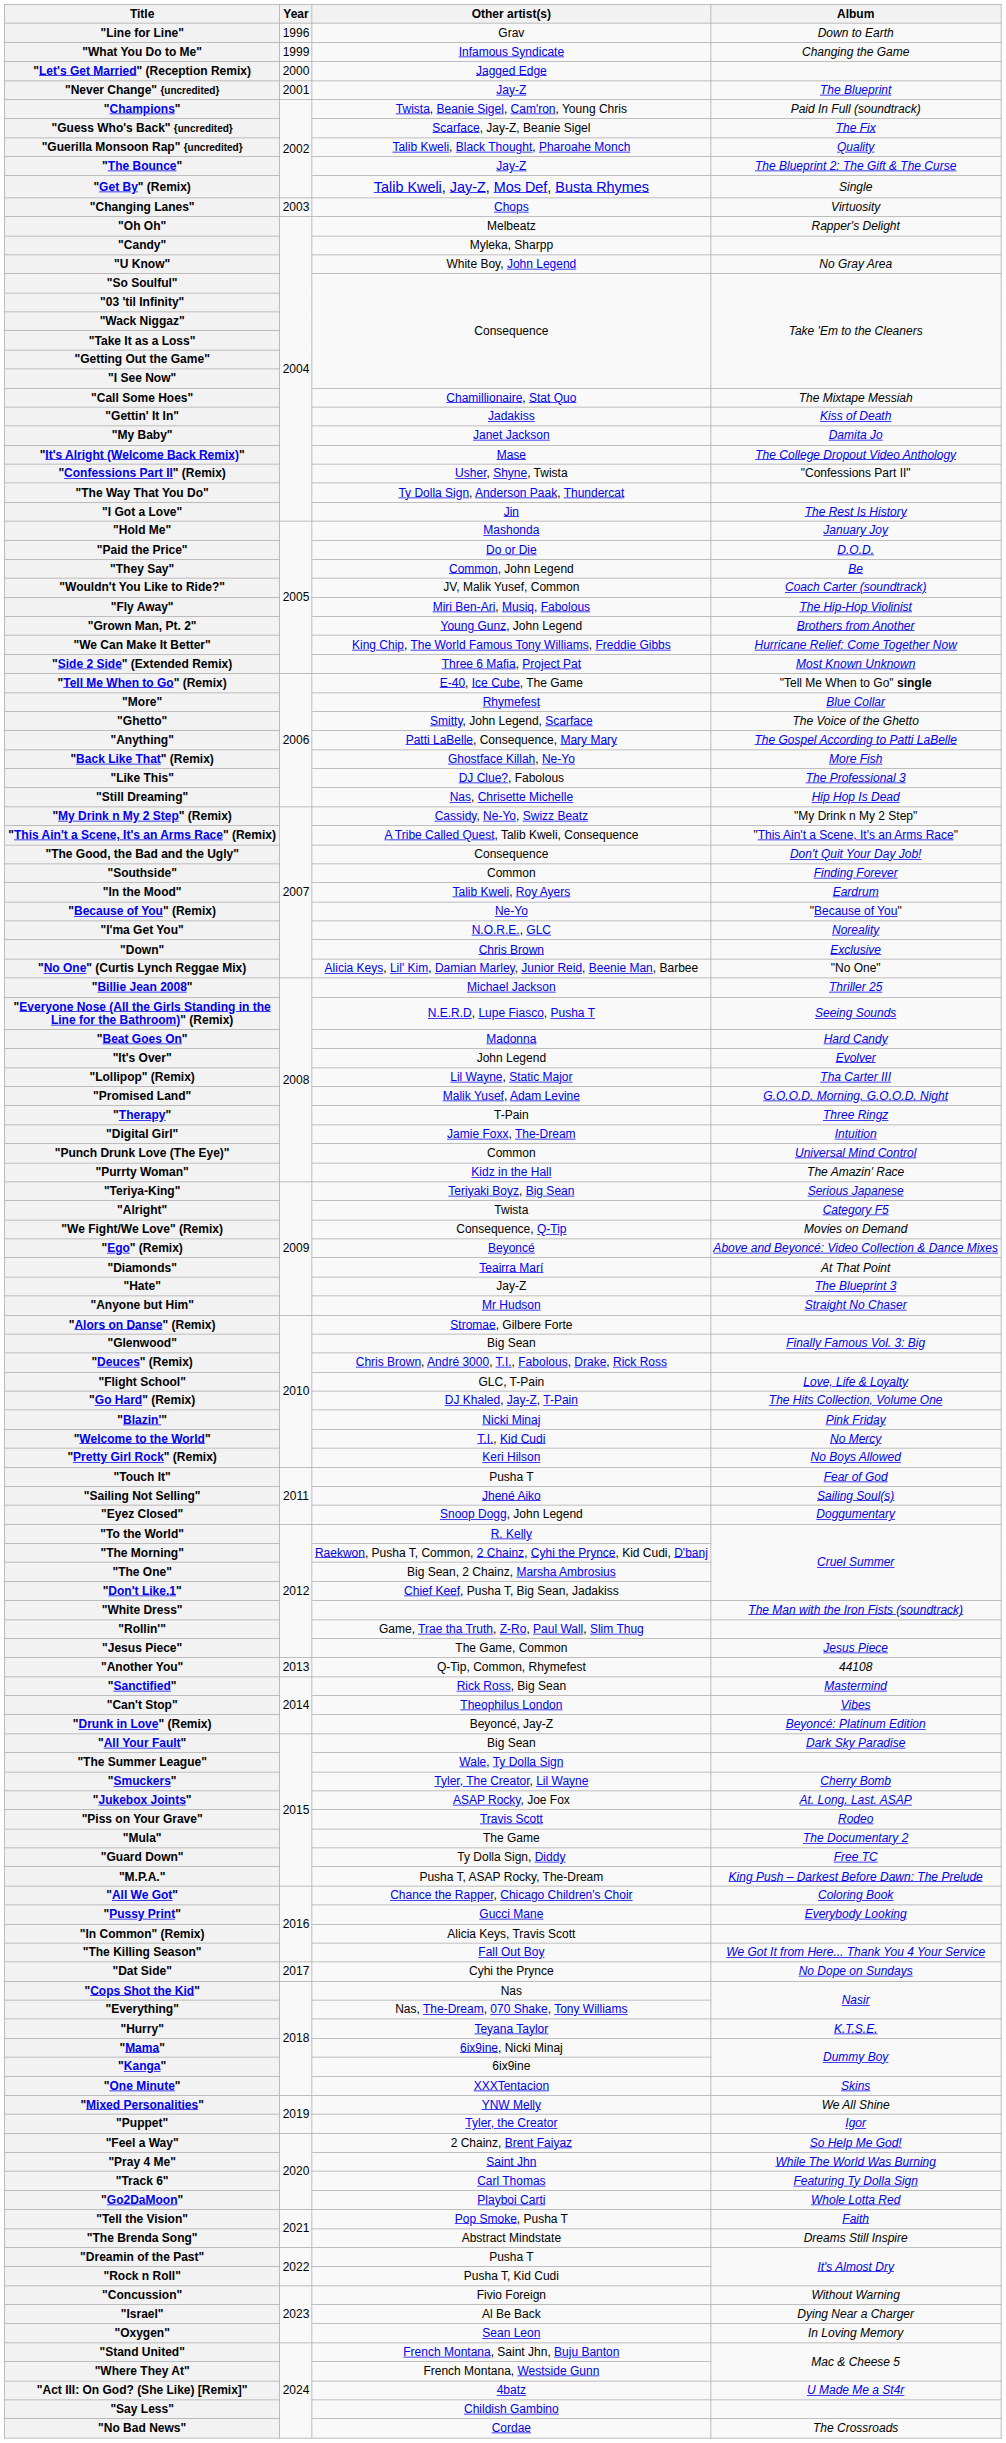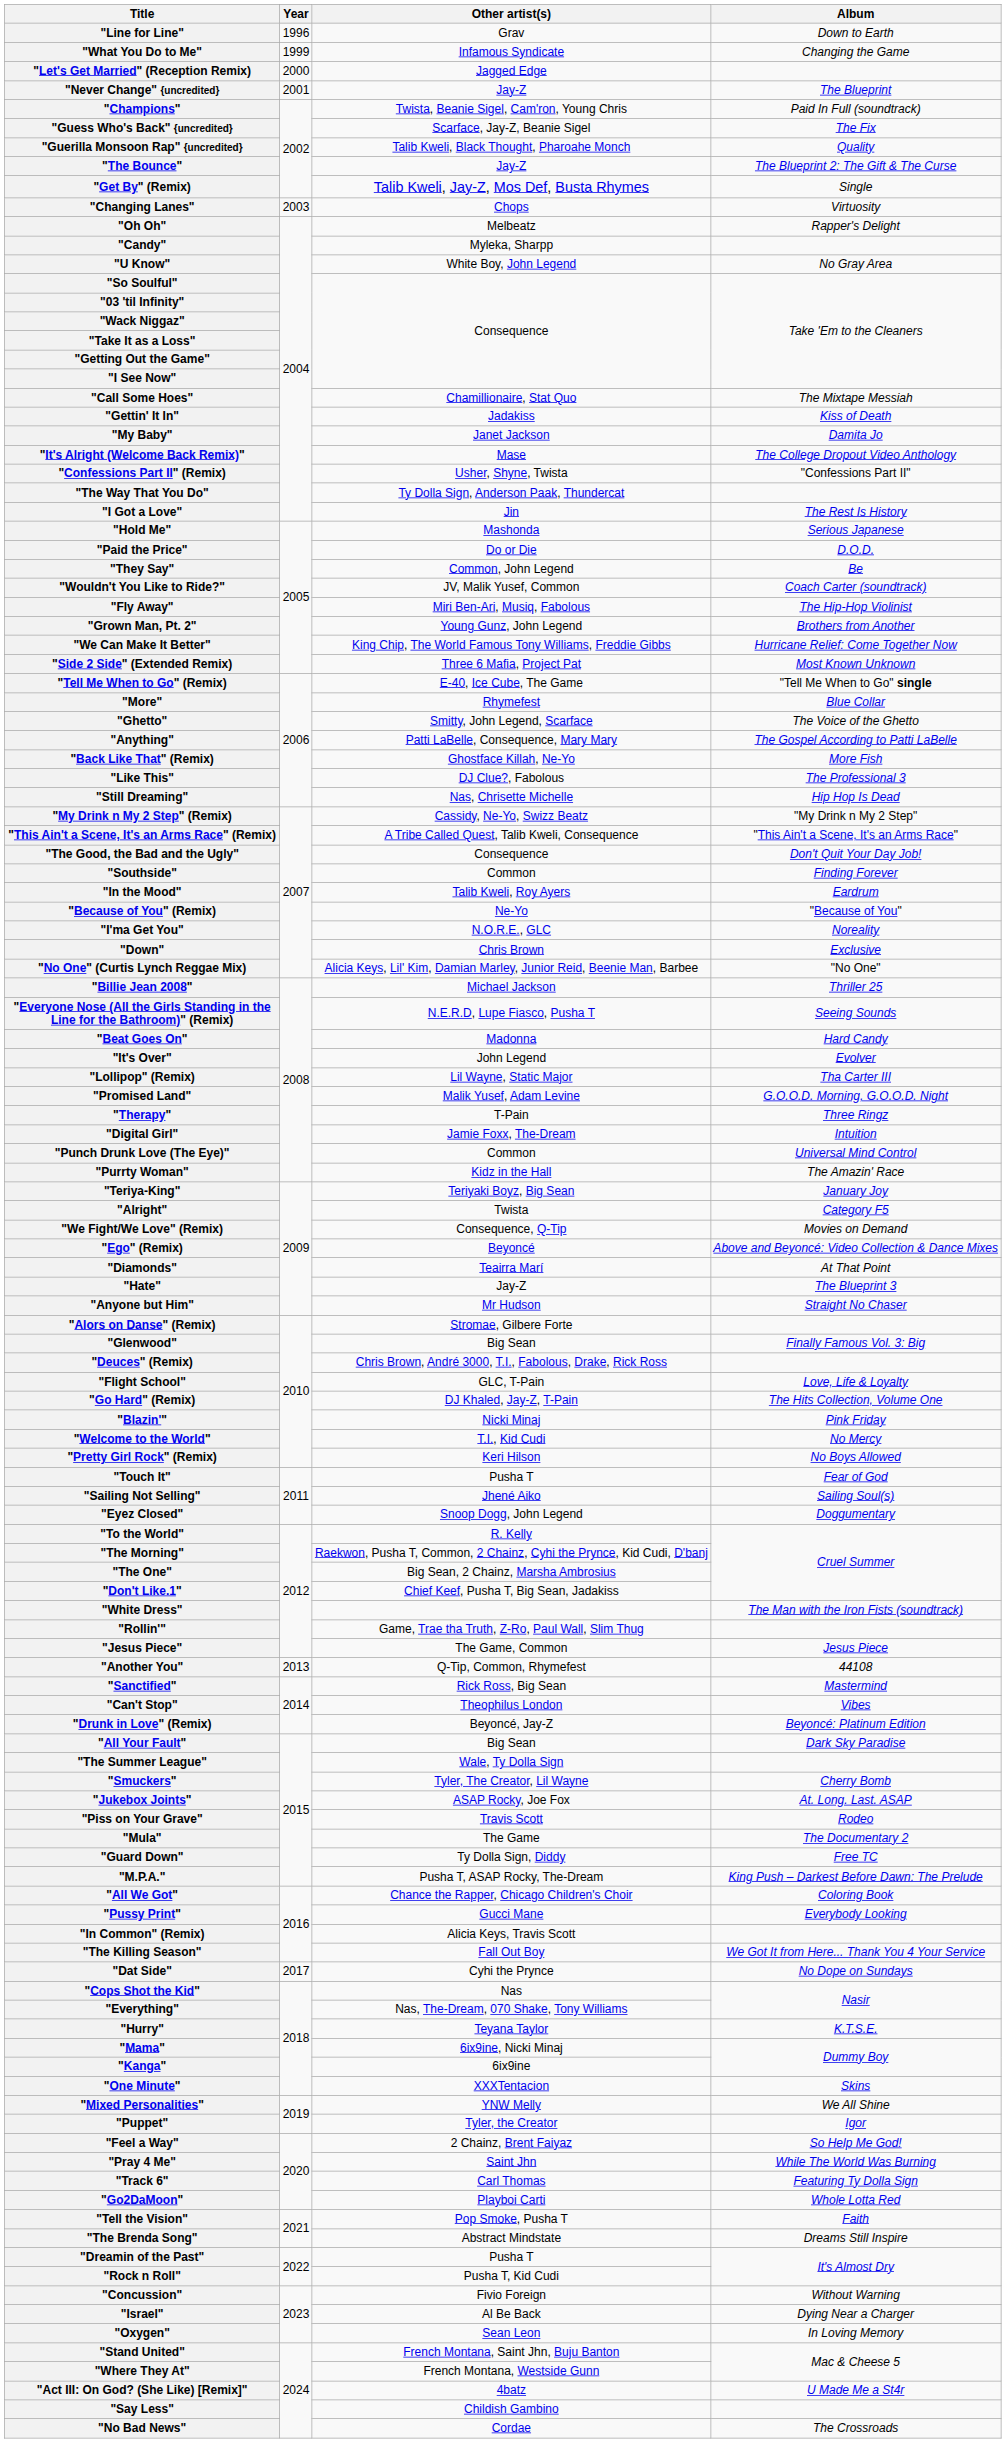(856, 530) January Joy -> (856, 530) Serious Japanese
(856, 1191) Serious Japanese -> (856, 1191) January Joy
